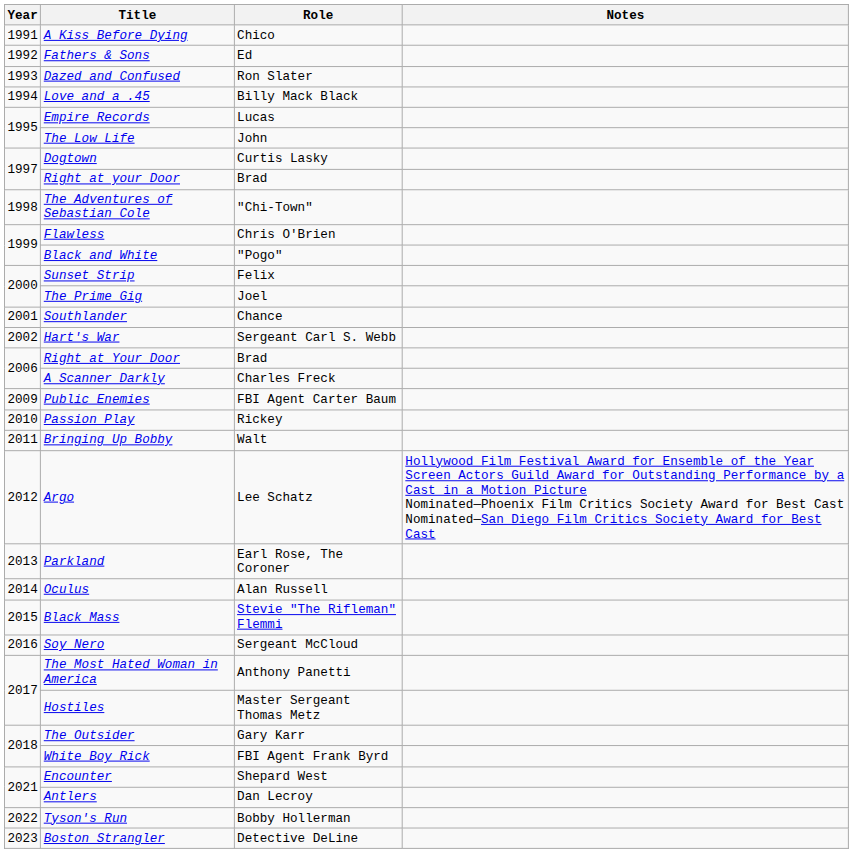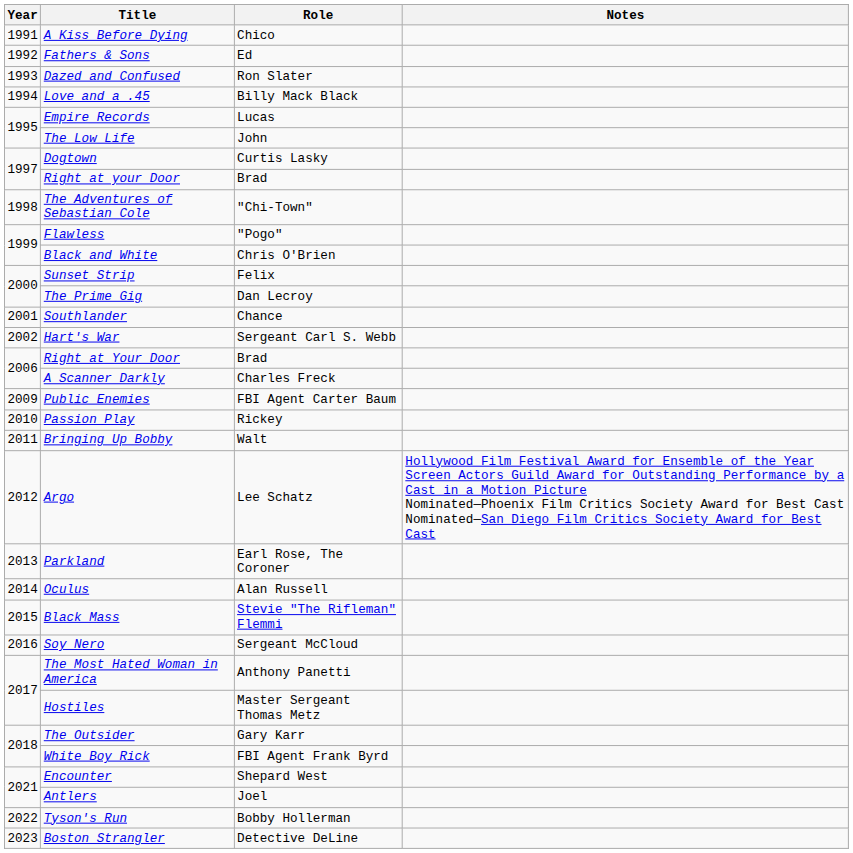(286, 235) Chris O'Brien -> (260, 235) "Pogo"
(260, 255) "Pogo" -> (286, 255) Chris O'Brien
(252, 296) Joel -> (275, 296) Dan Lecroy
(275, 797) Dan Lecroy -> (252, 797) Joel
